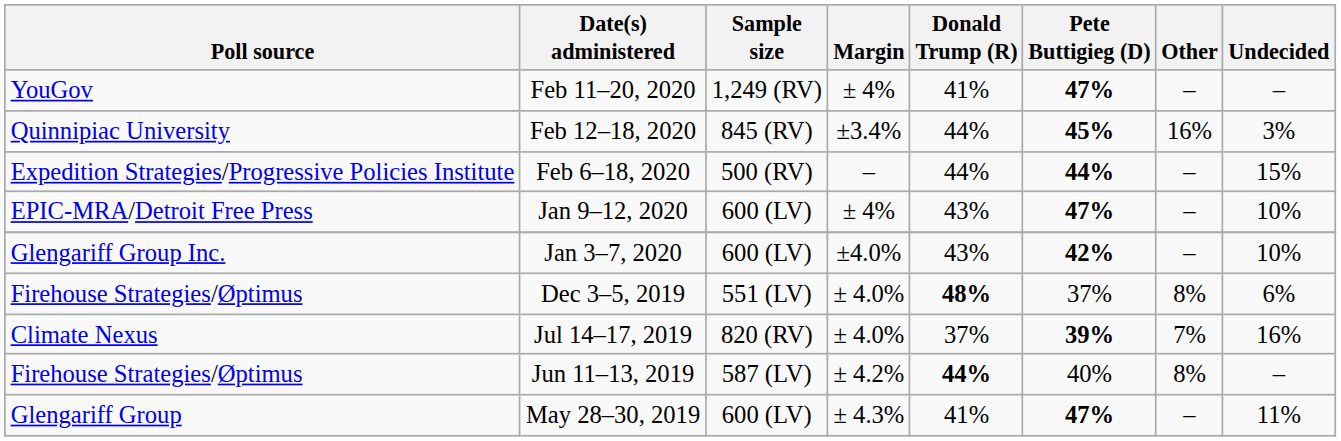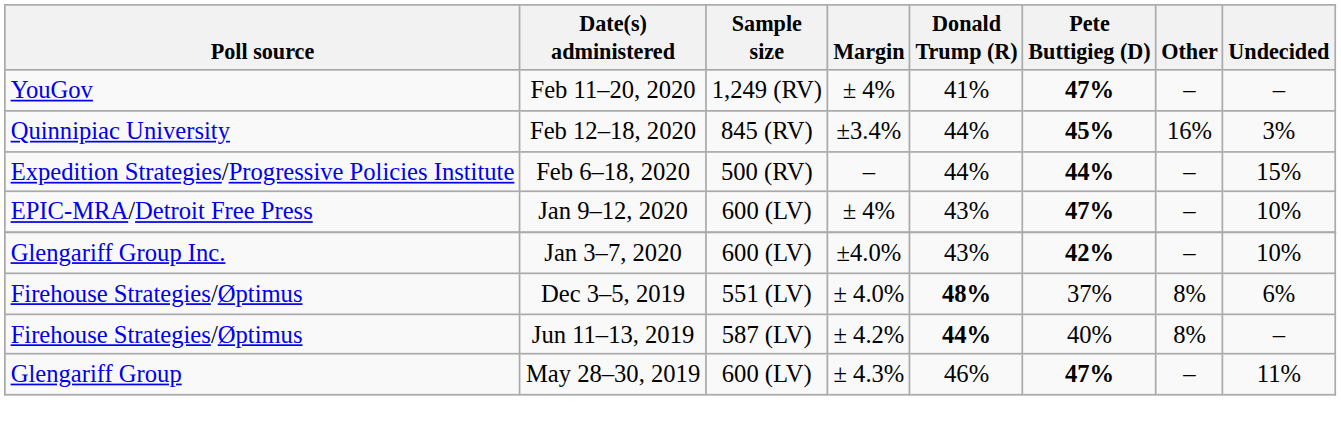- row: (613, 334)
(967, 415) 41% -> (967, 374) 46%
